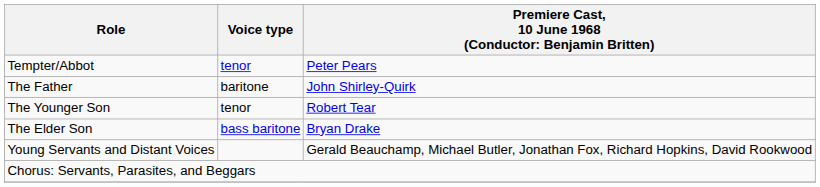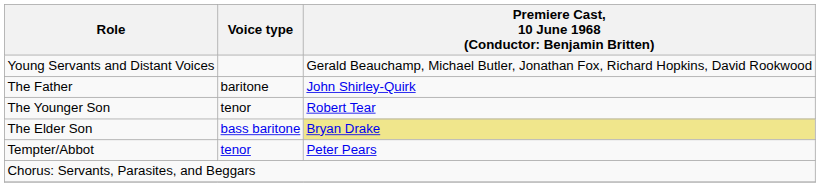rows swapped: (51, 65) <-> (111, 150)
(343, 129) no background -> (343, 129) khaki background
